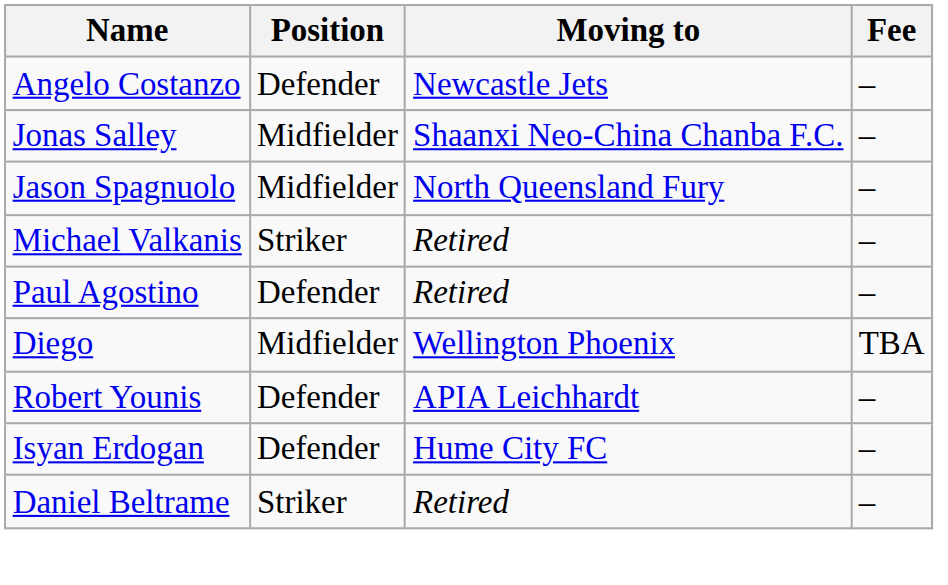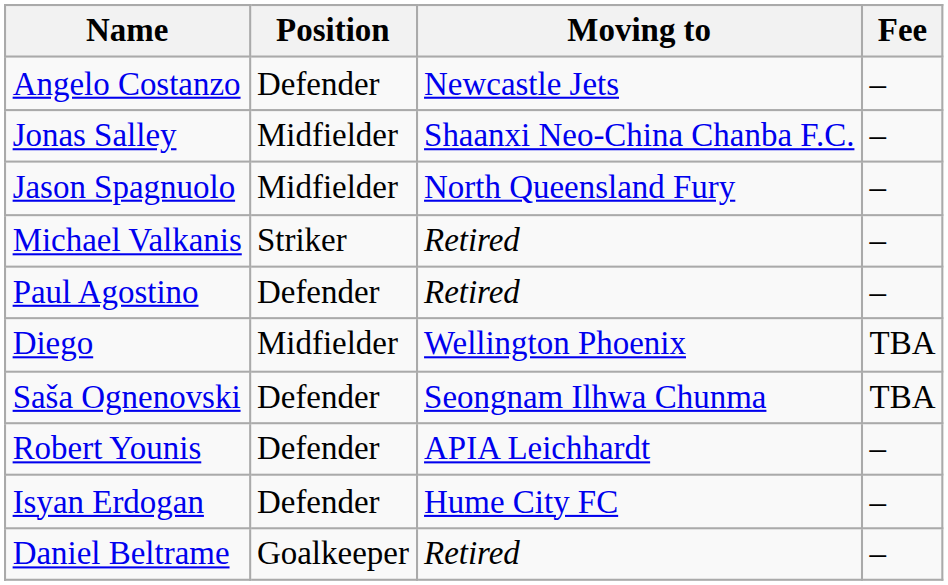+ row: (127, 396)
(302, 501) Striker -> (333, 553) Goalkeeper
